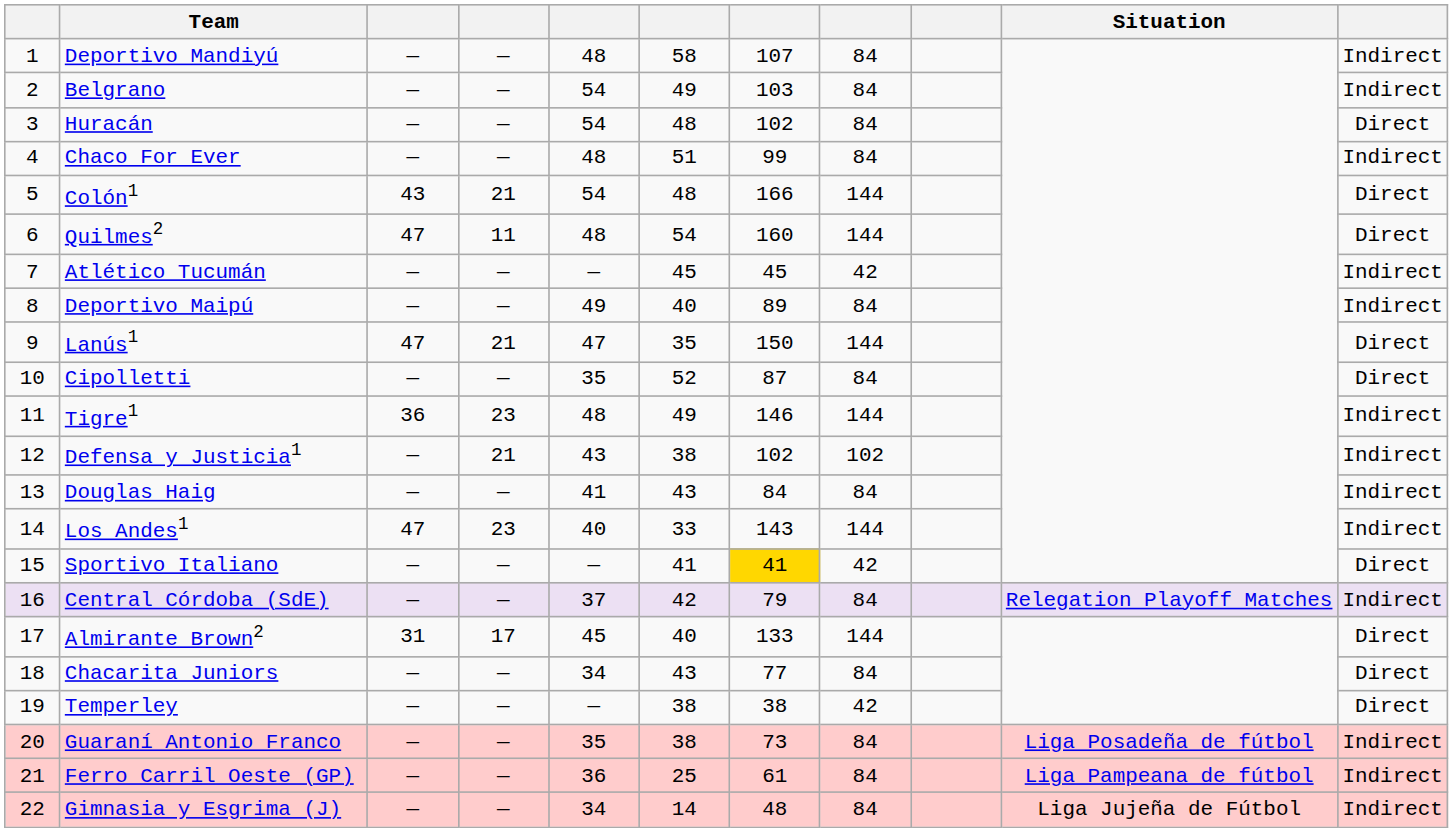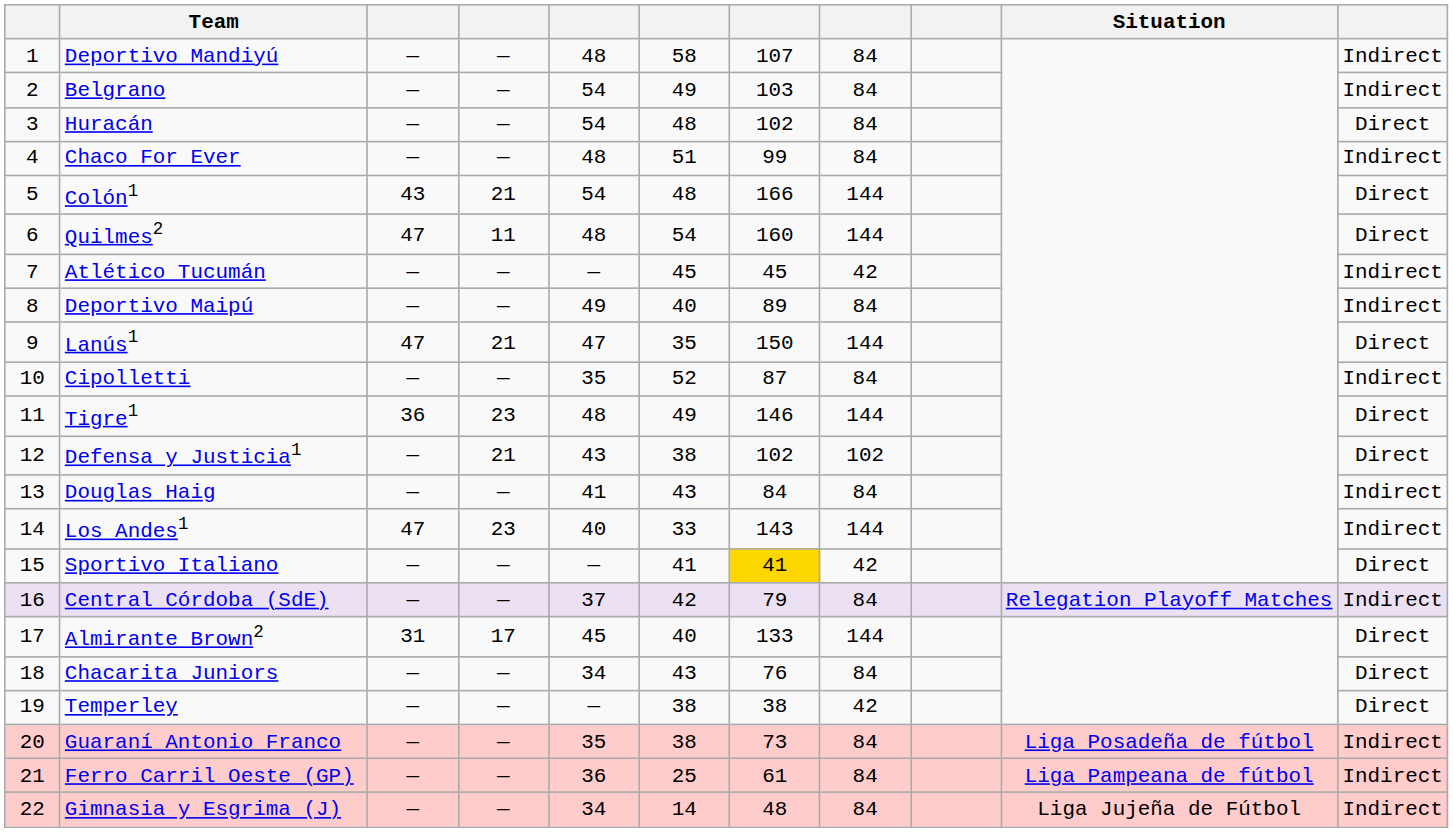(1393, 379) Direct -> (1393, 379) Indirect
(1393, 416) Indirect -> (1393, 416) Direct
(1393, 455) Indirect -> (1393, 455) Direct
(775, 673) 77 -> (775, 673) 76
